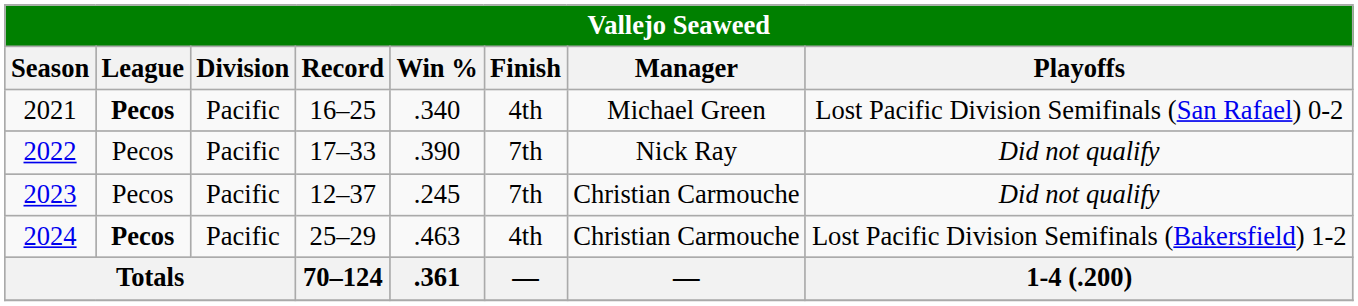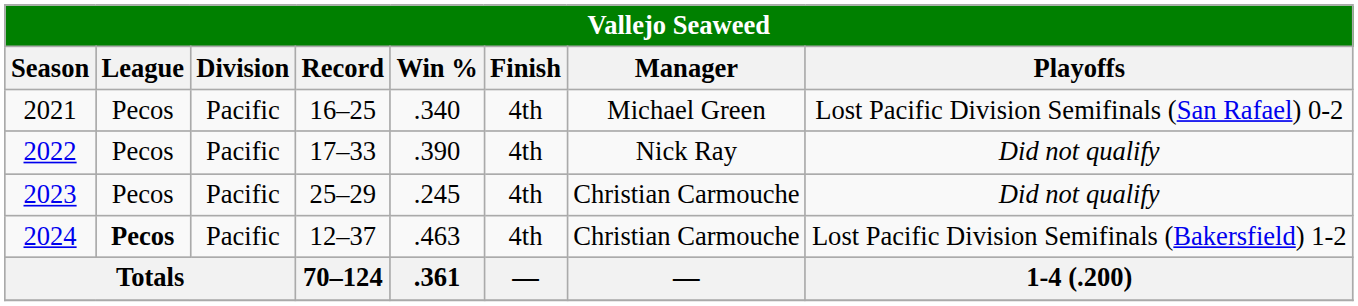(143, 109) bold -> (143, 109) normal
(525, 151) 7th -> (525, 151) 4th
(343, 194) 12–37 -> (343, 194) 25–29
(525, 194) 7th -> (525, 194) 4th
(343, 236) 25–29 -> (343, 236) 12–37
